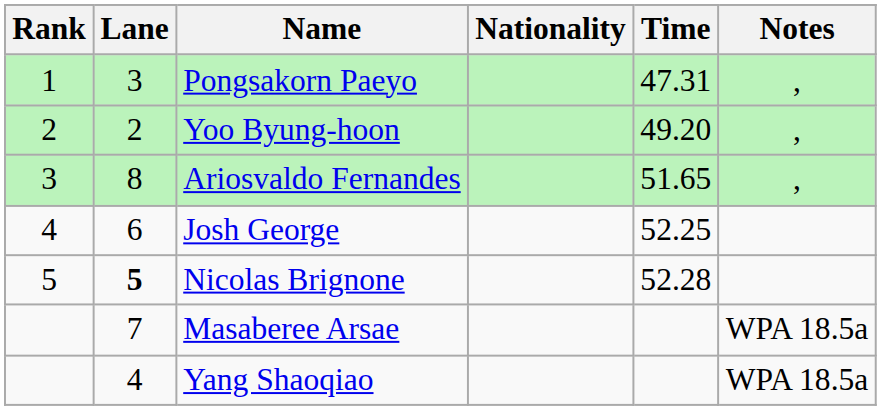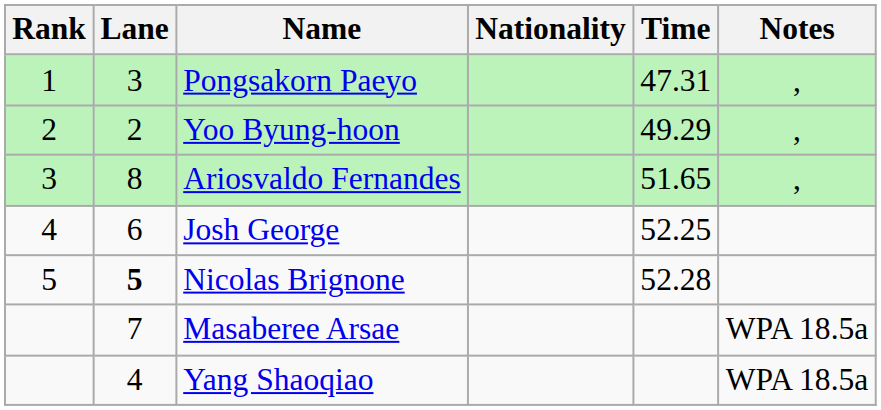(676, 129) 49.20 -> (676, 129) 49.29
